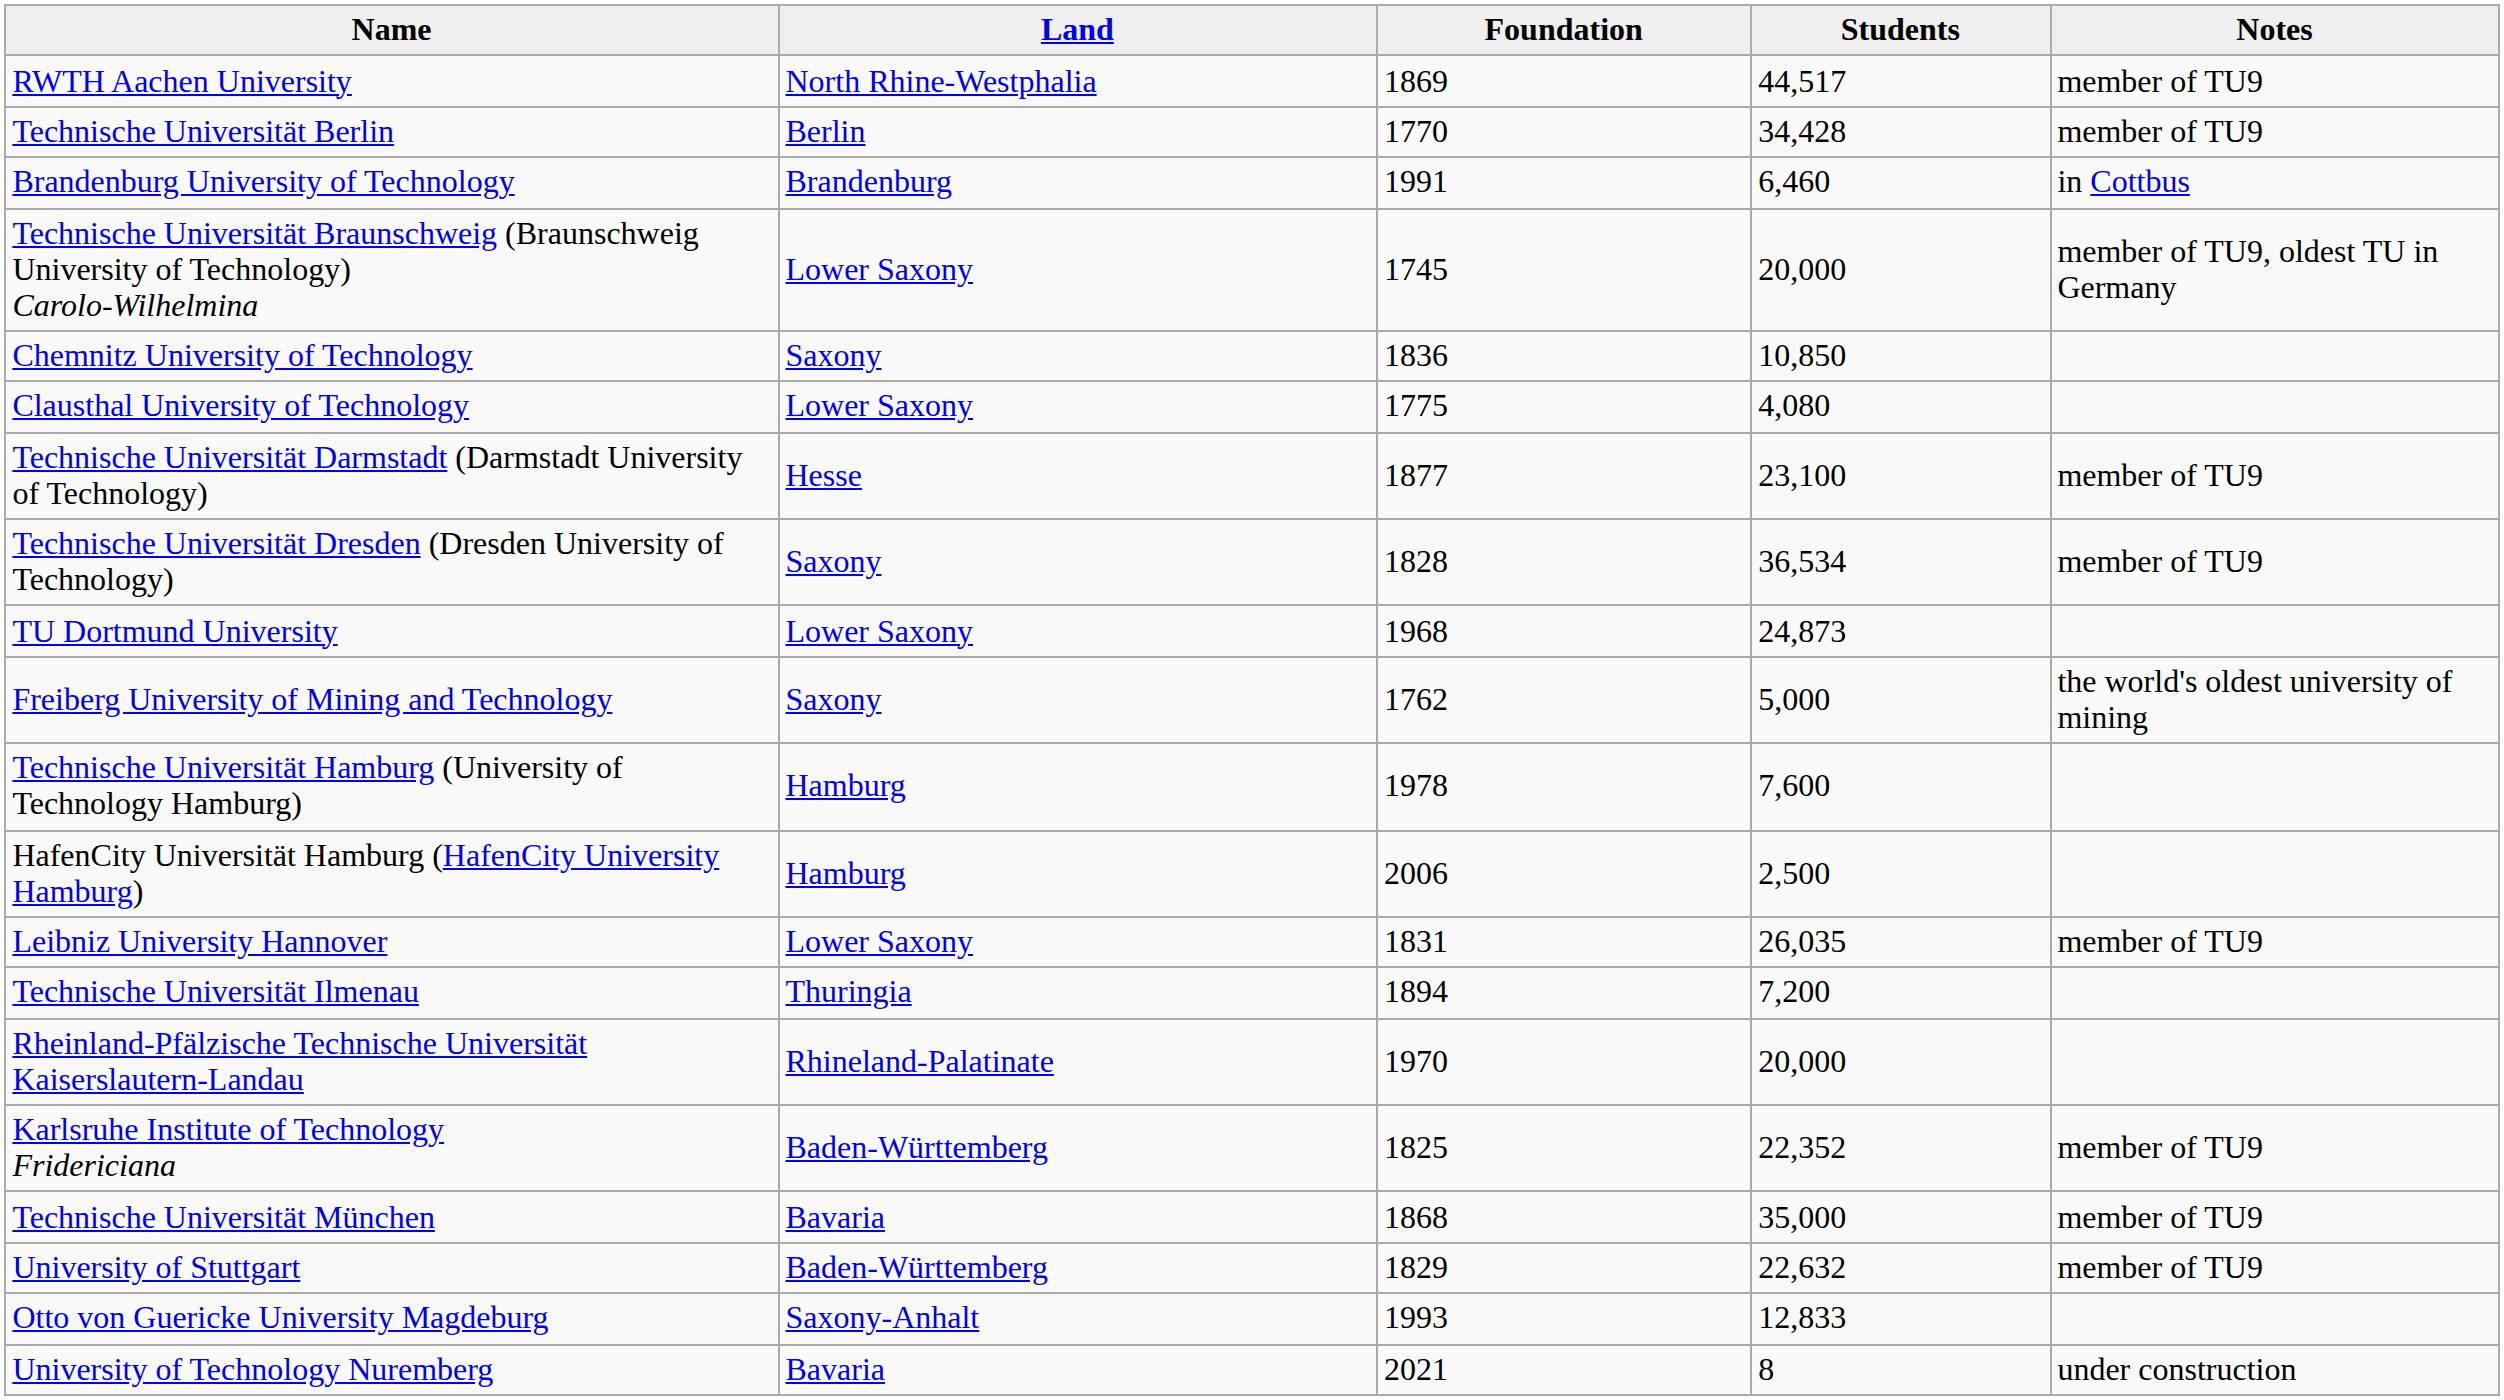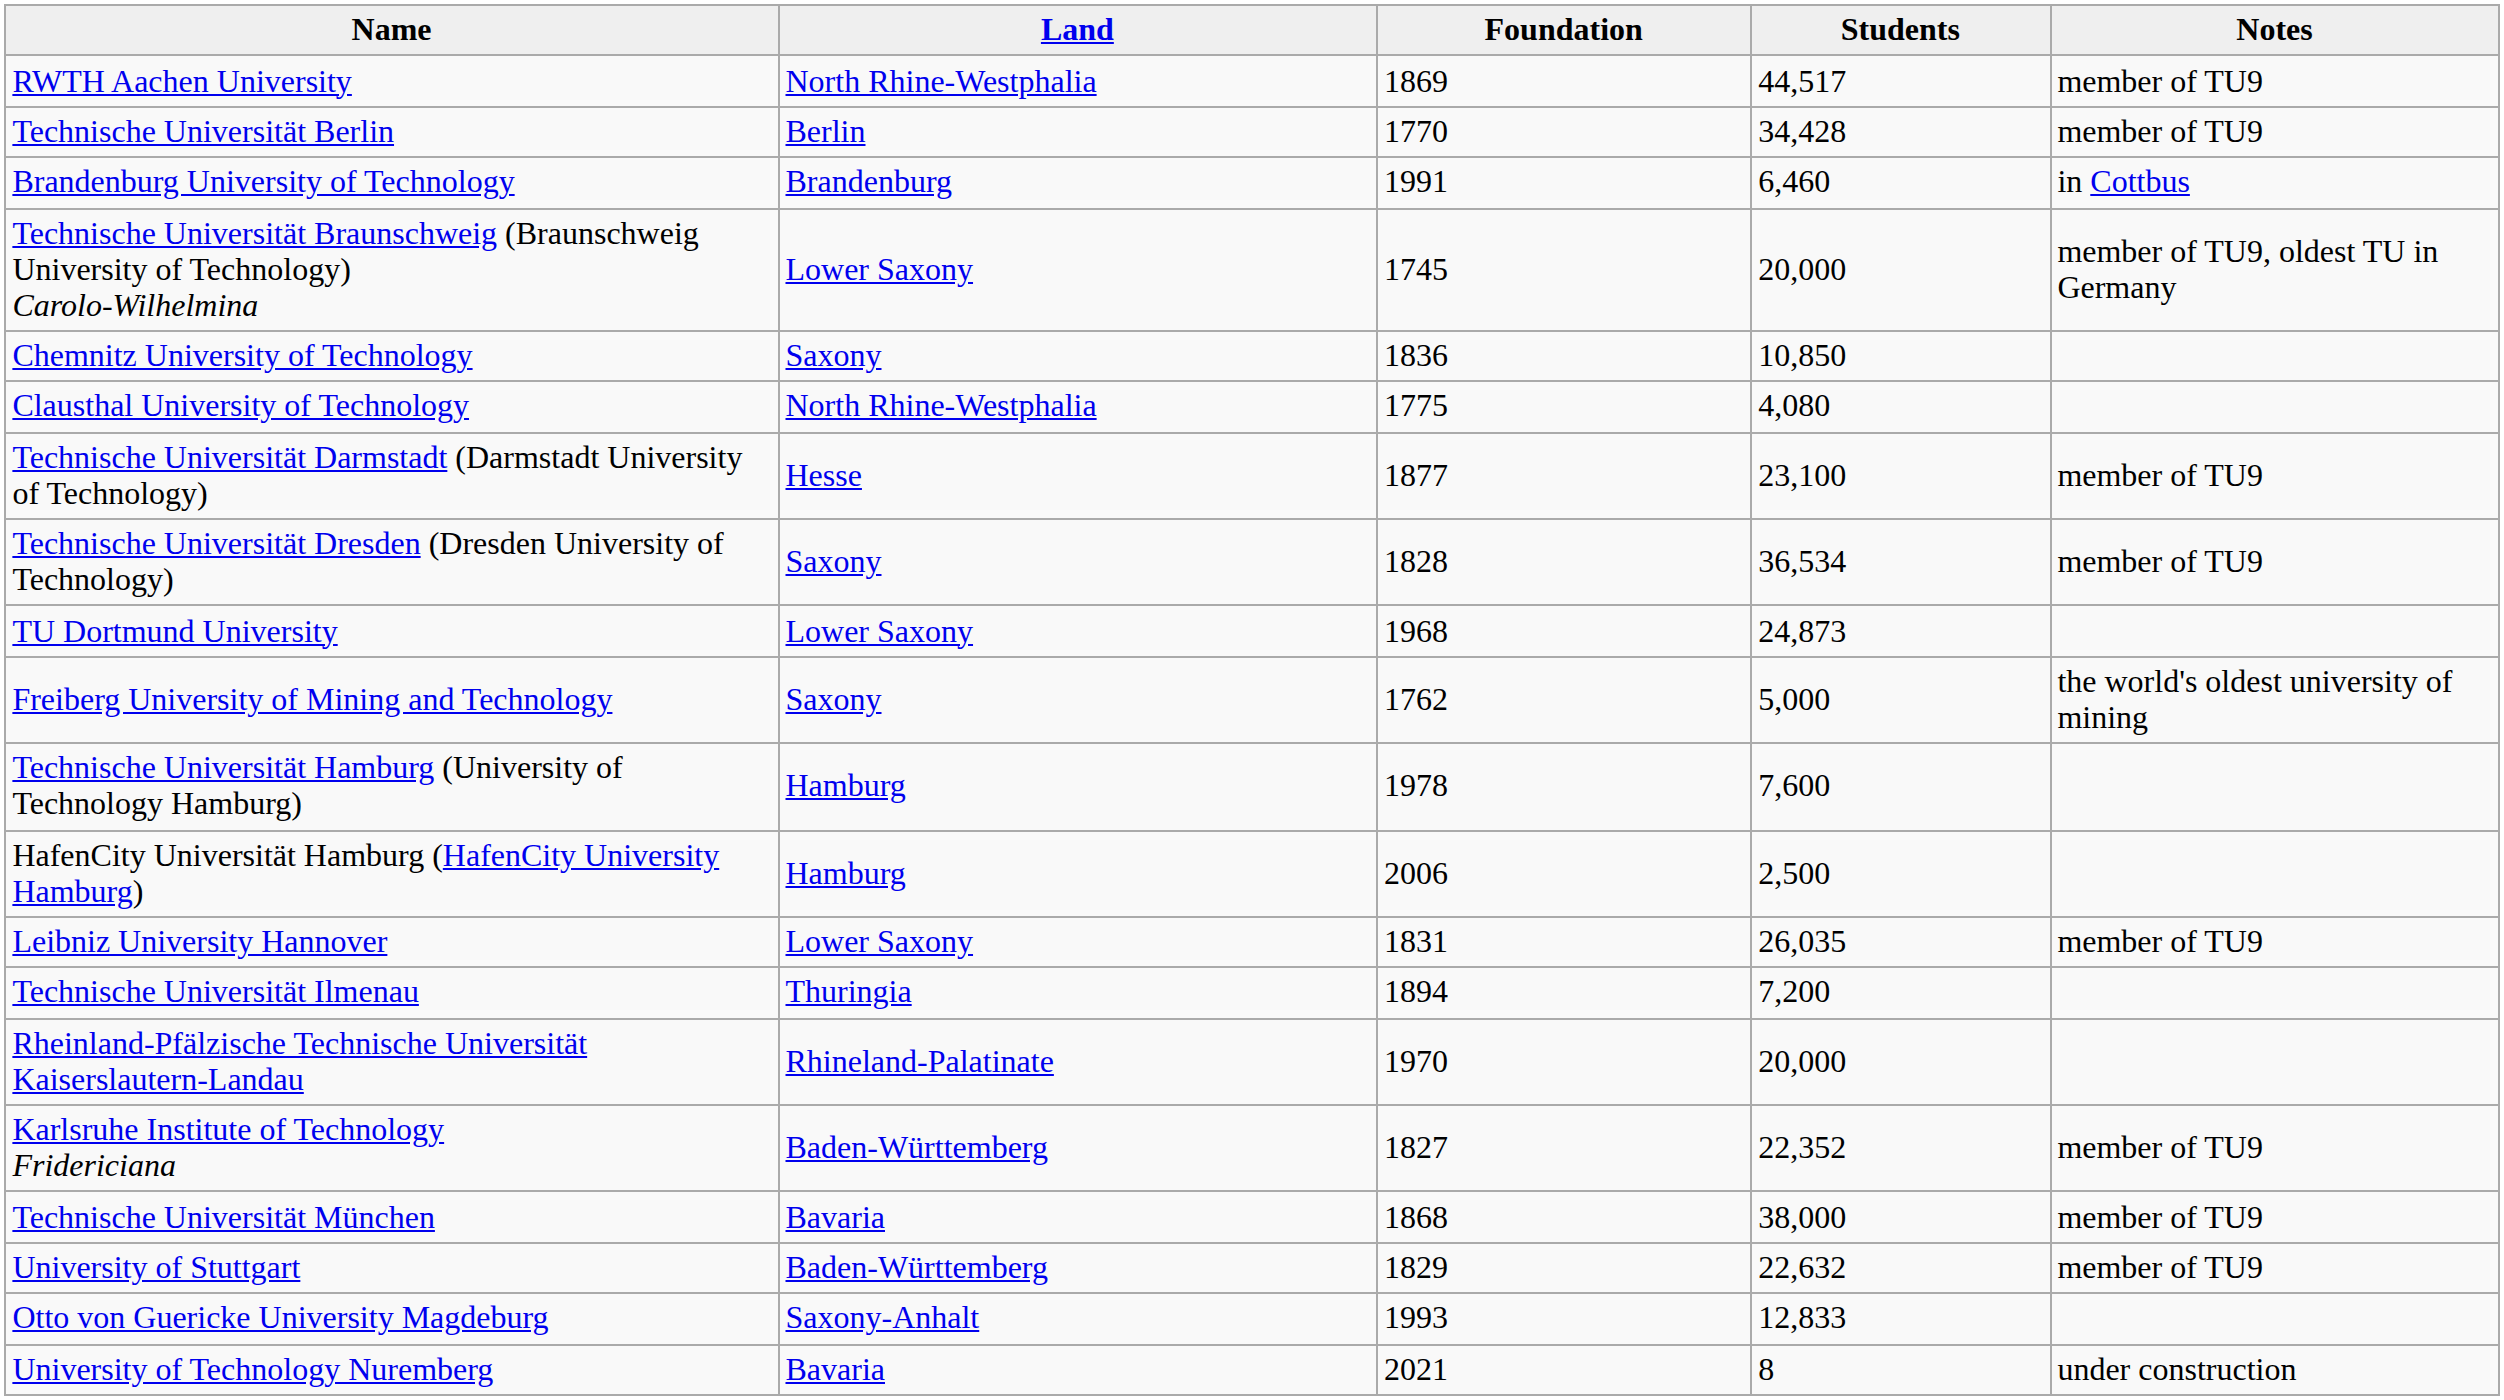(879, 406) Lower Saxony -> (941, 406) North Rhine-Westphalia
(1416, 1147) 1825 -> (1416, 1147) 1827
(1802, 1216) 35,000 -> (1802, 1216) 38,000
